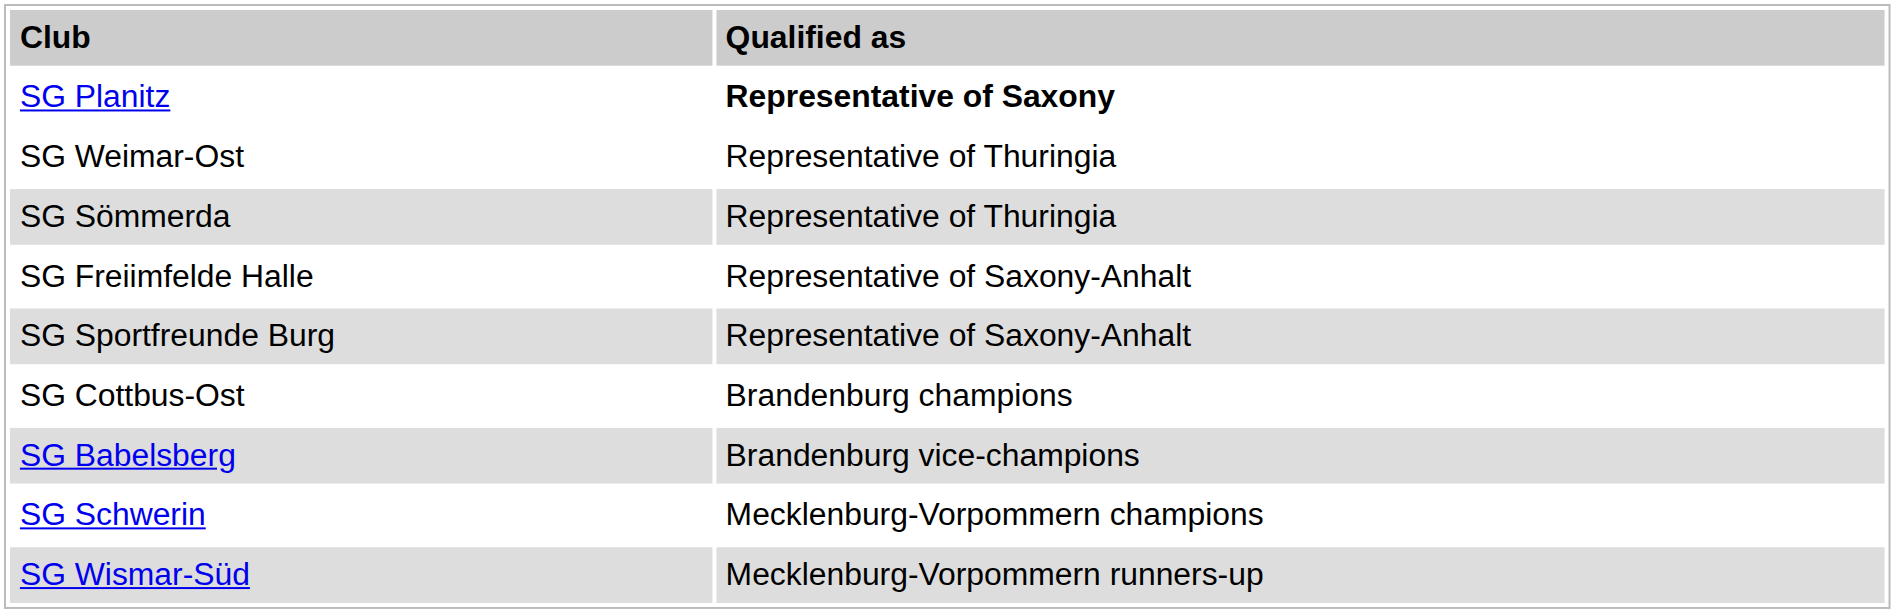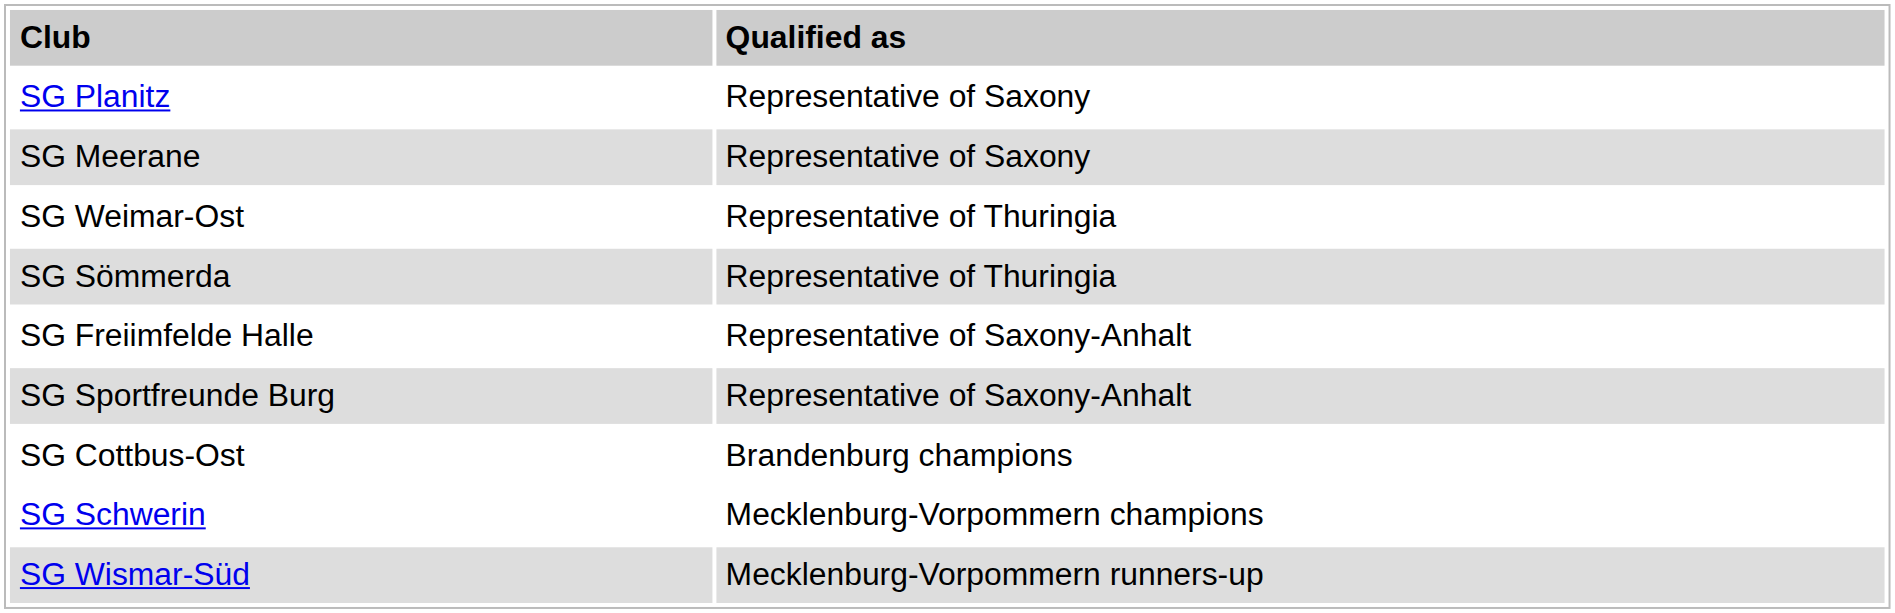(920, 97) bold -> (908, 97) normal
+ row: (110, 156)
- row: (128, 455)
